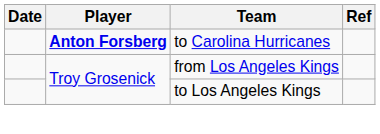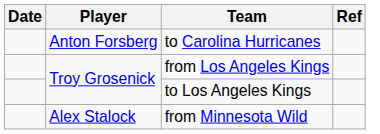(108, 41) bold -> (103, 41) normal
+ row: (236, 116)
